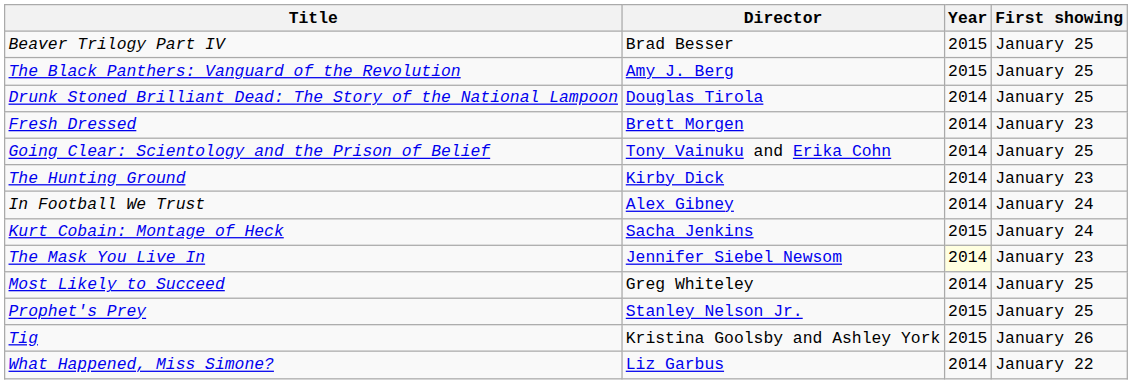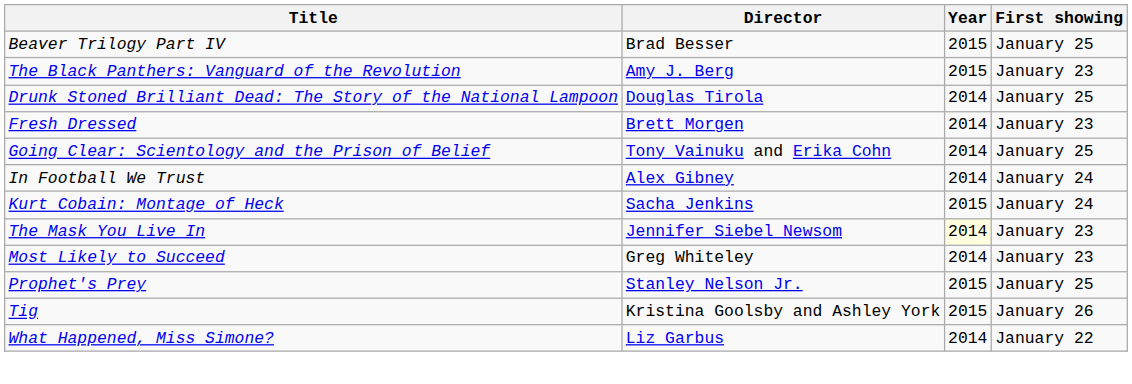(1044, 71) January 25 -> (1044, 71) January 23
- row: (97, 178)
(1044, 285) January 25 -> (1044, 258) January 23
